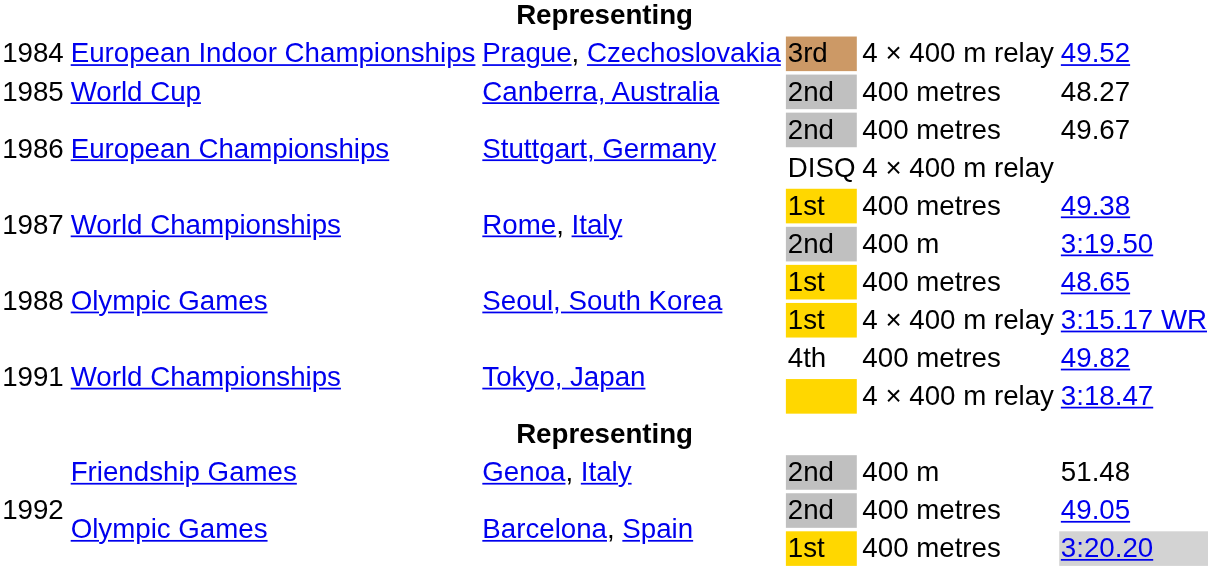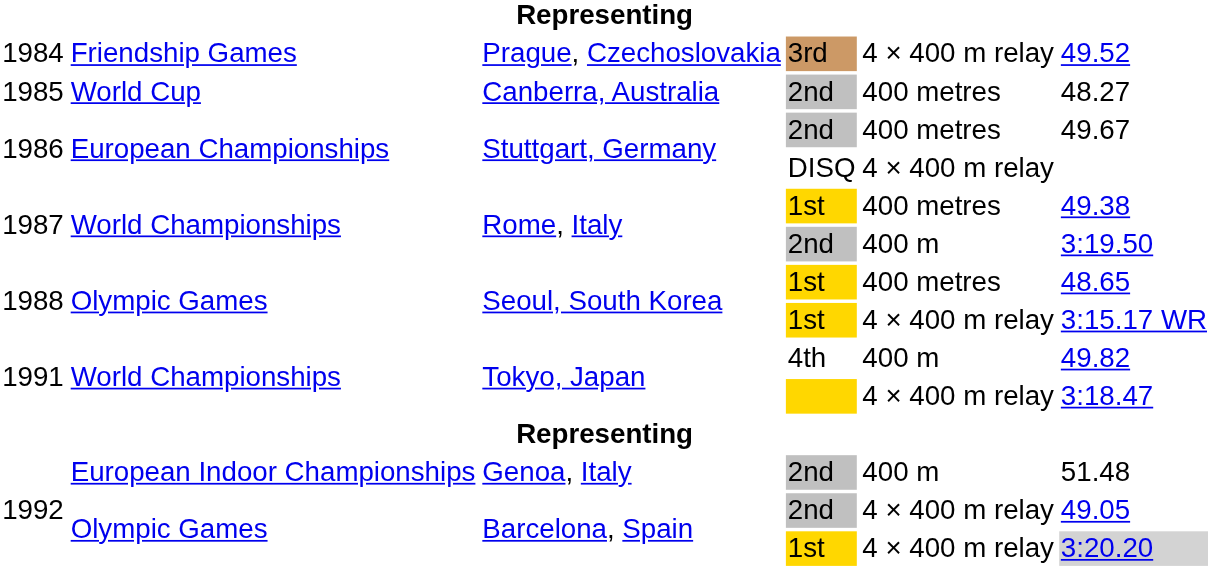(273, 53) European Indoor Championships -> (184, 53) Friendship Games
(932, 357) 400 metres -> (901, 357) 400 m
(184, 472) Friendship Games -> (273, 472) European Indoor Championships
(932, 510) 400 metres -> (958, 510) 4 × 400 m relay
(932, 548) 400 metres -> (958, 548) 4 × 400 m relay
